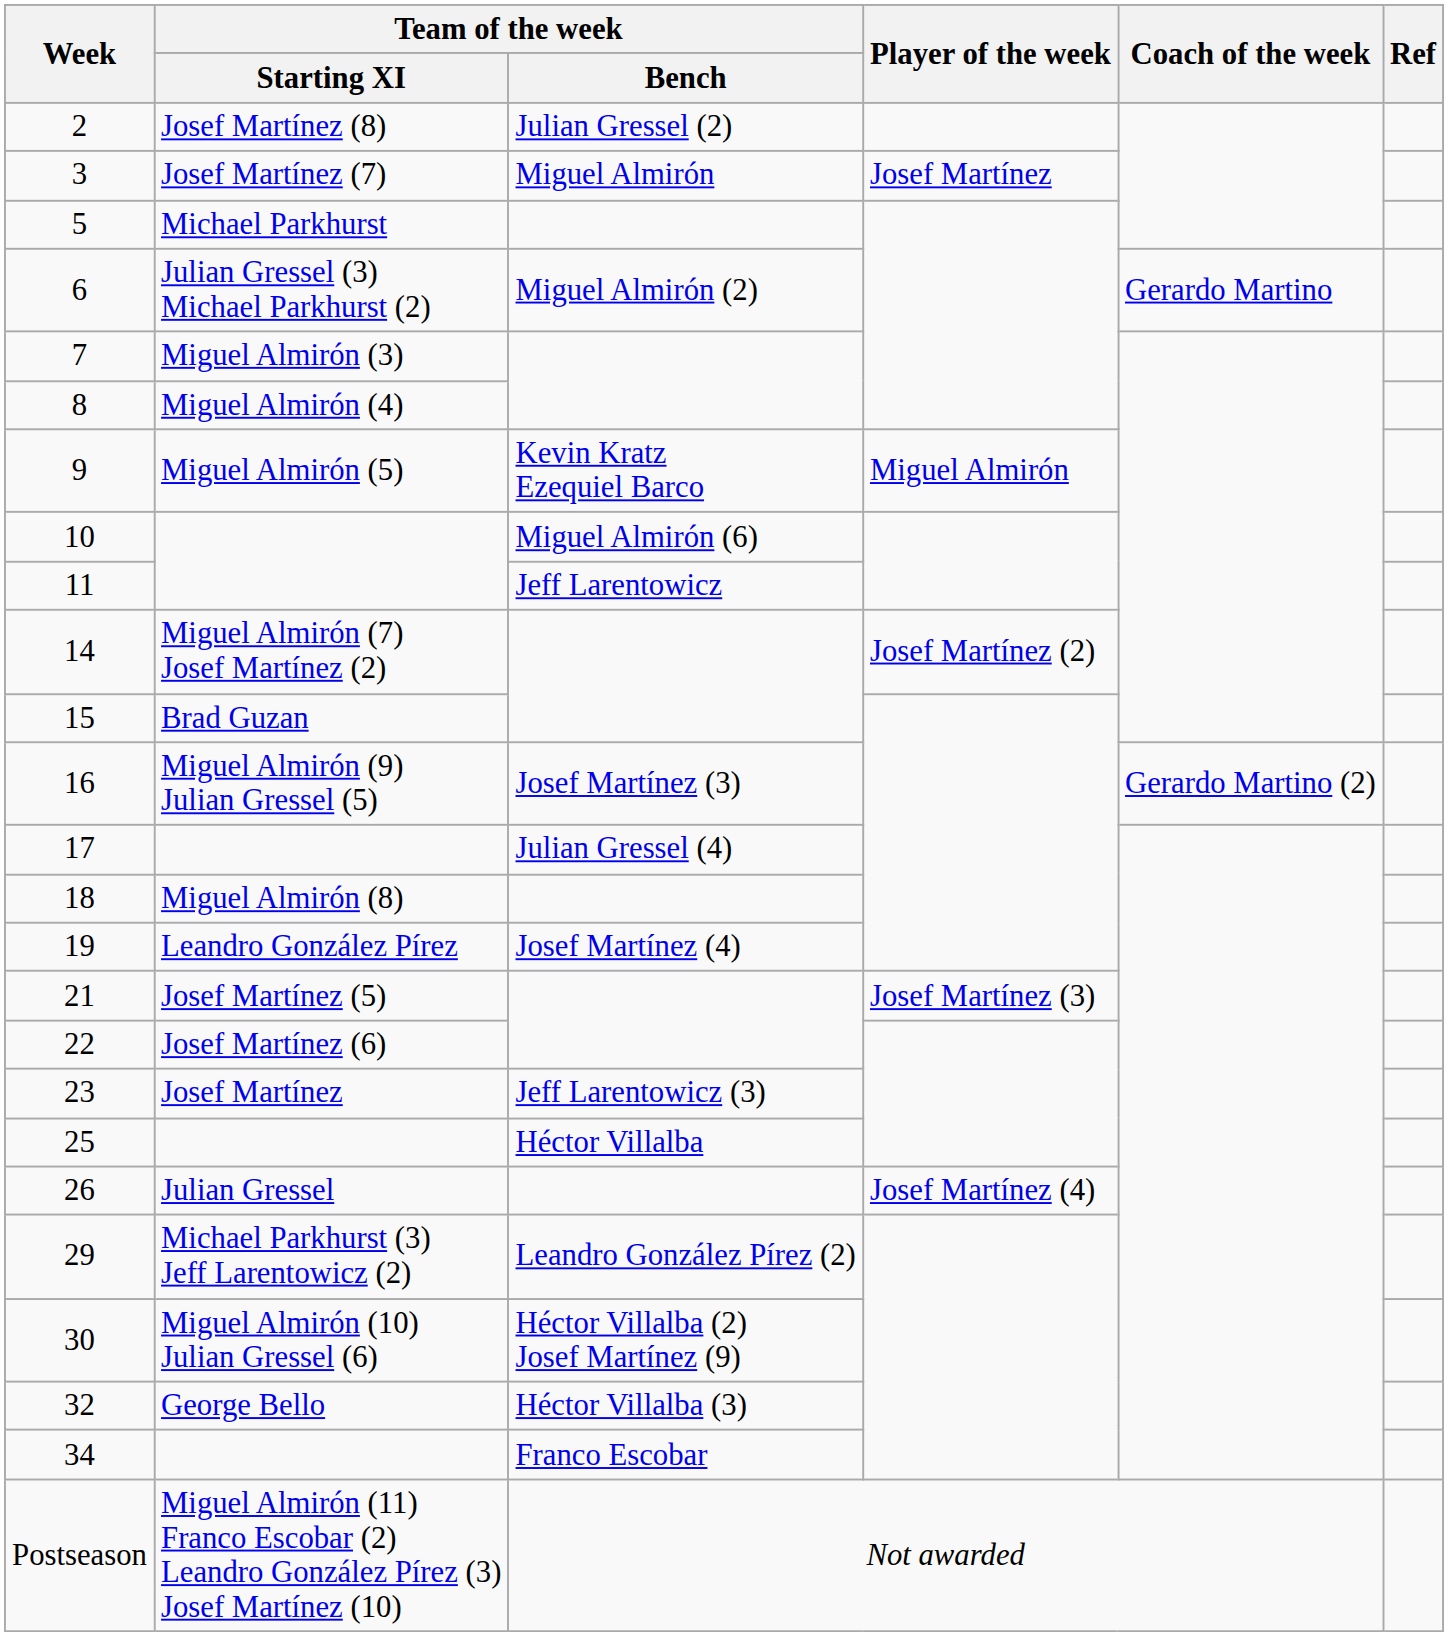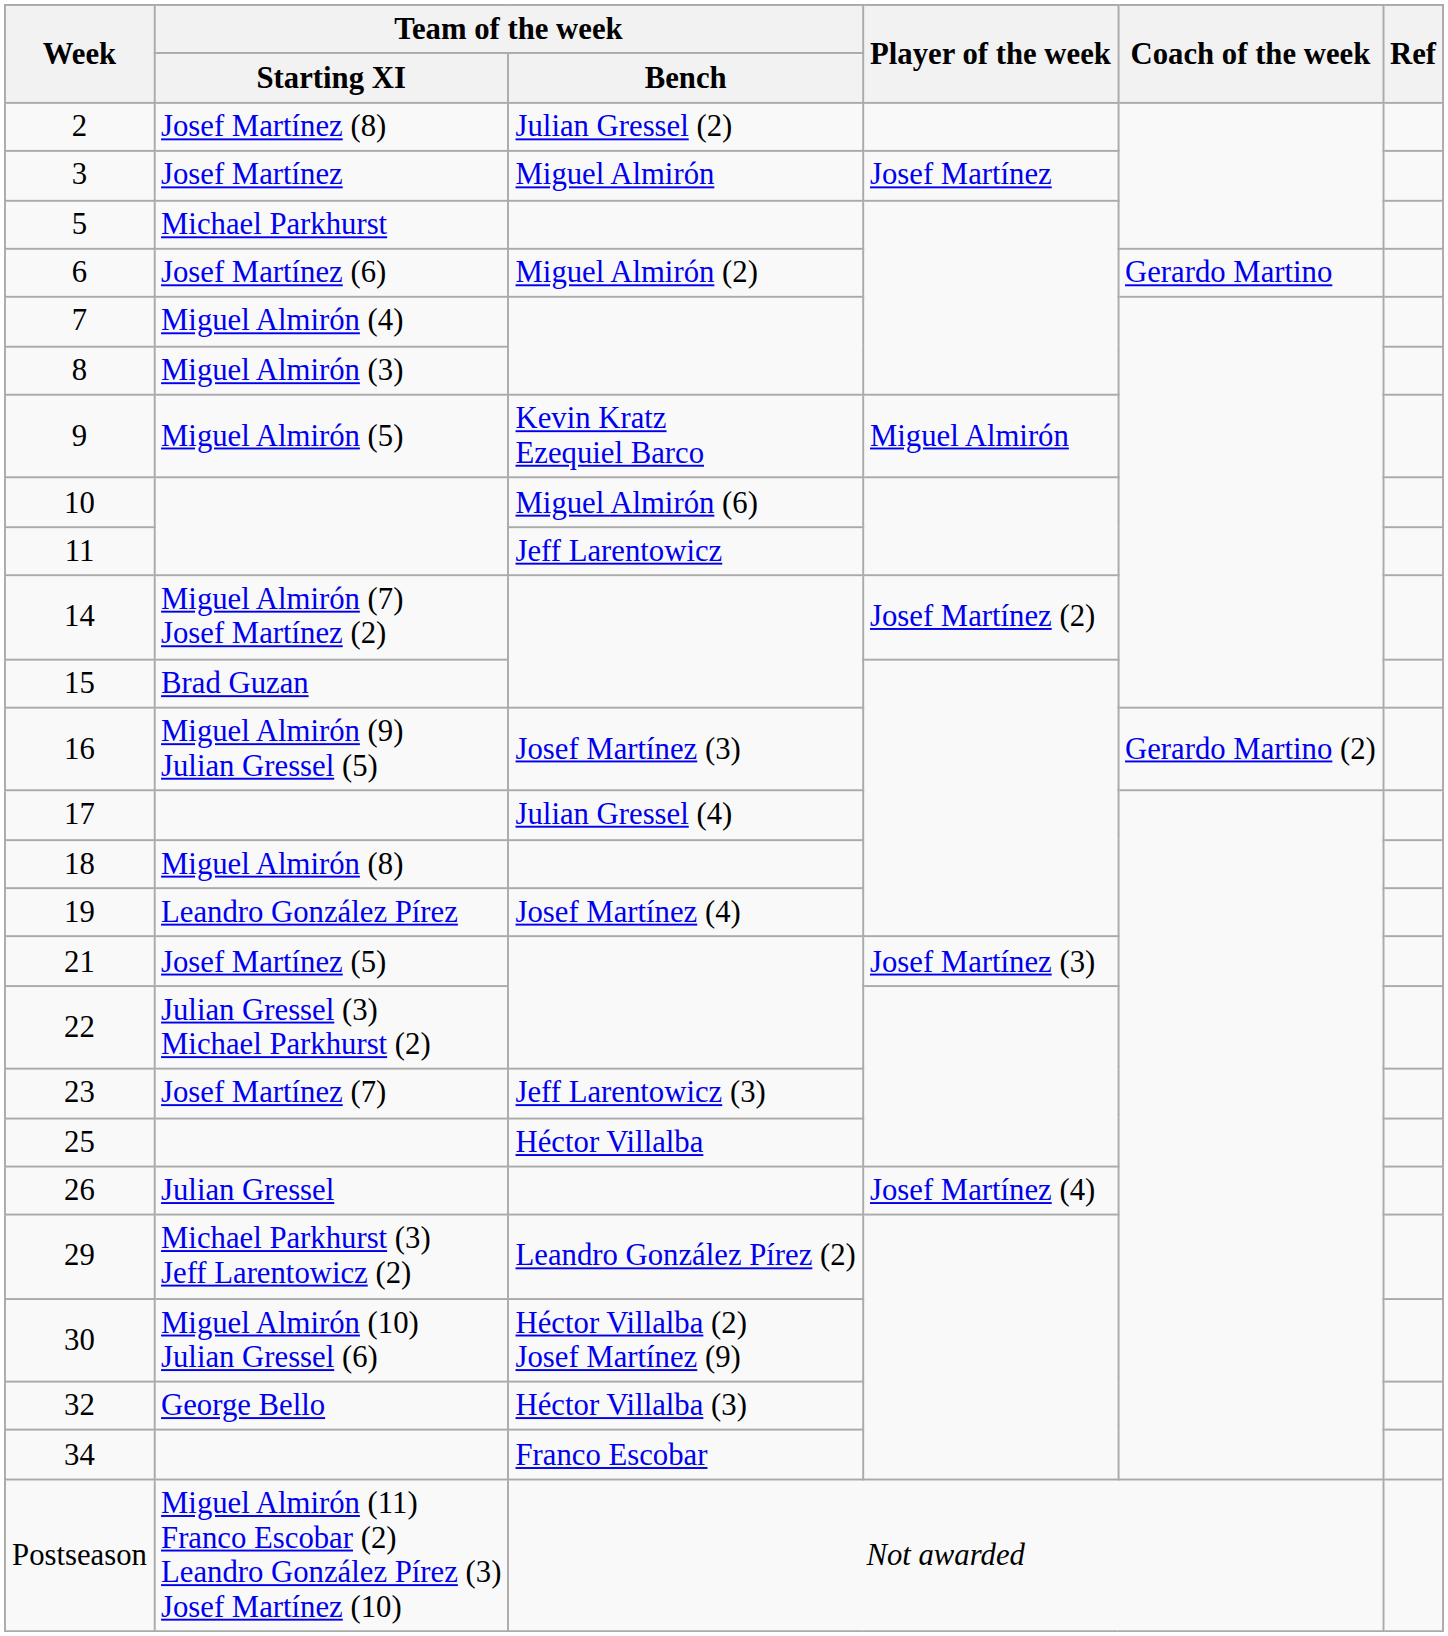(274, 175) Josef Martínez (7) -> (252, 175) Josef Martínez
(296, 289) Julian Gressel (3) Michael Parkhurst (2) -> (274, 272) Josef Martínez (6)
(282, 355) Miguel Almirón (3) -> (282, 321) Miguel Almirón (4)
(282, 404) Miguel Almirón (4) -> (282, 369) Miguel Almirón (3)
(274, 1044) Josef Martínez (6) -> (296, 1026) Julian Gressel (3) Michael Parkhurst (2)
(252, 1092) Josef Martínez -> (274, 1092) Josef Martínez (7)
